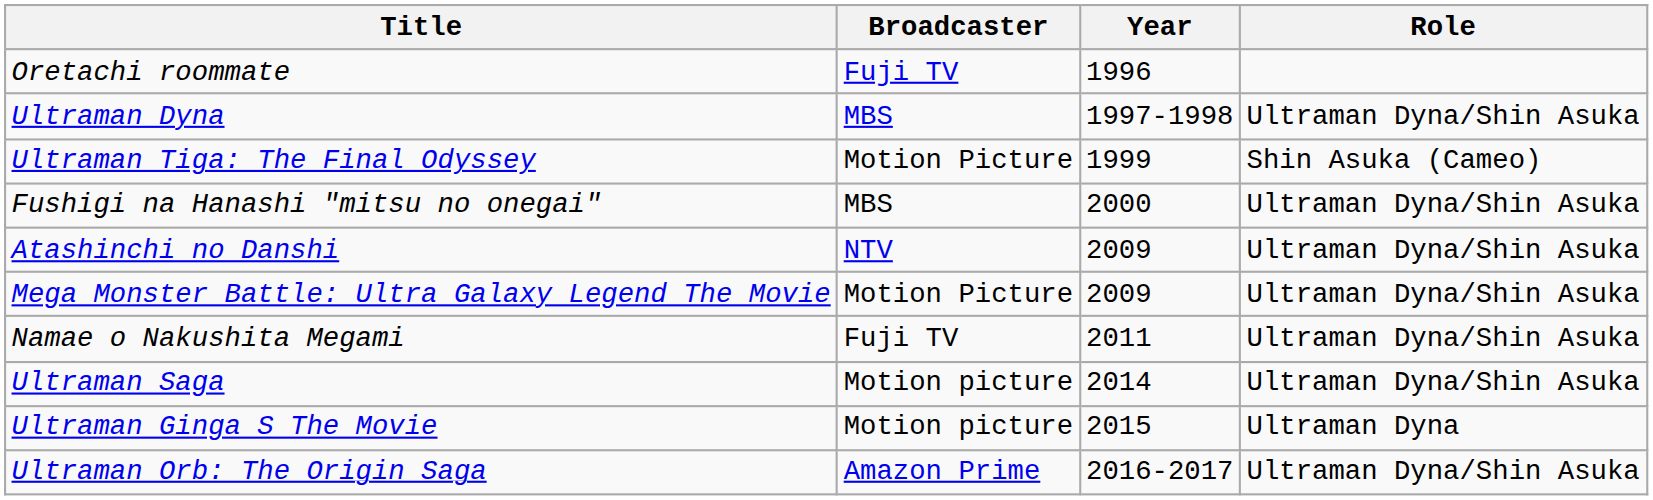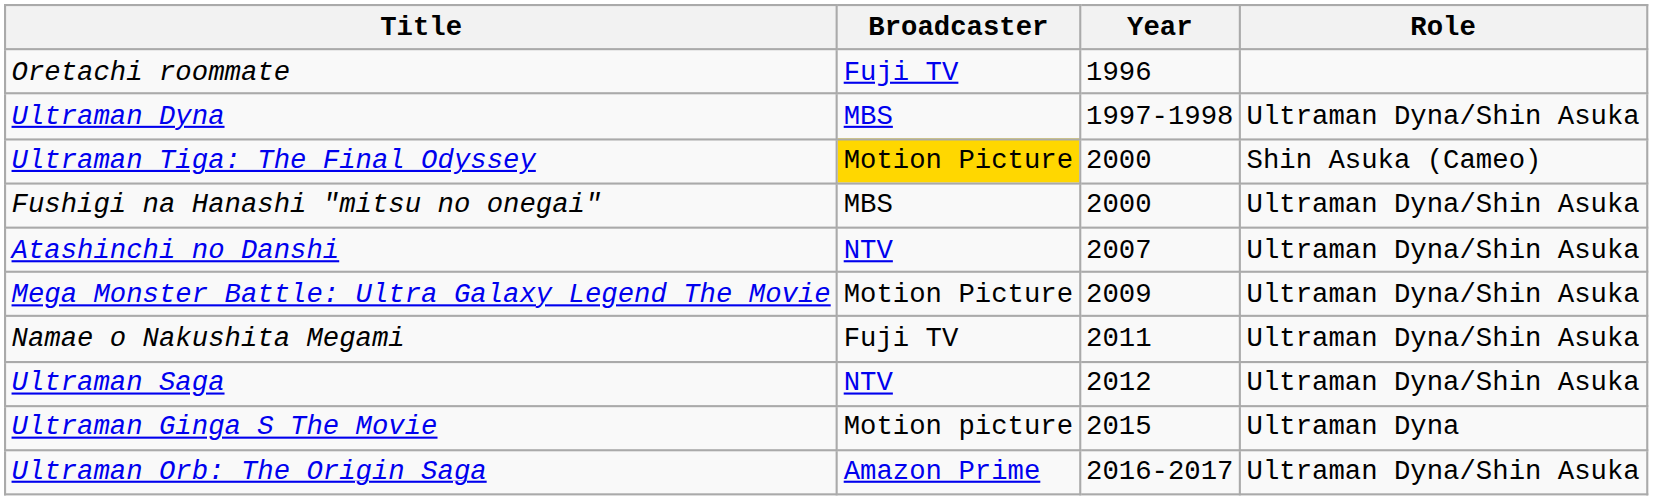(958, 161) no background -> (958, 161) gold background
(1119, 161) 1999 -> (1119, 161) 2000
(1119, 250) 2009 -> (1119, 250) 2007
(958, 383) Motion picture -> (868, 383) NTV
(1119, 383) 2014 -> (1119, 383) 2012
